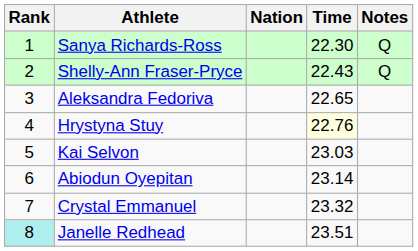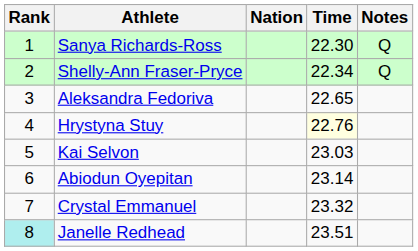(332, 71) 22.43 -> (332, 71) 22.34
